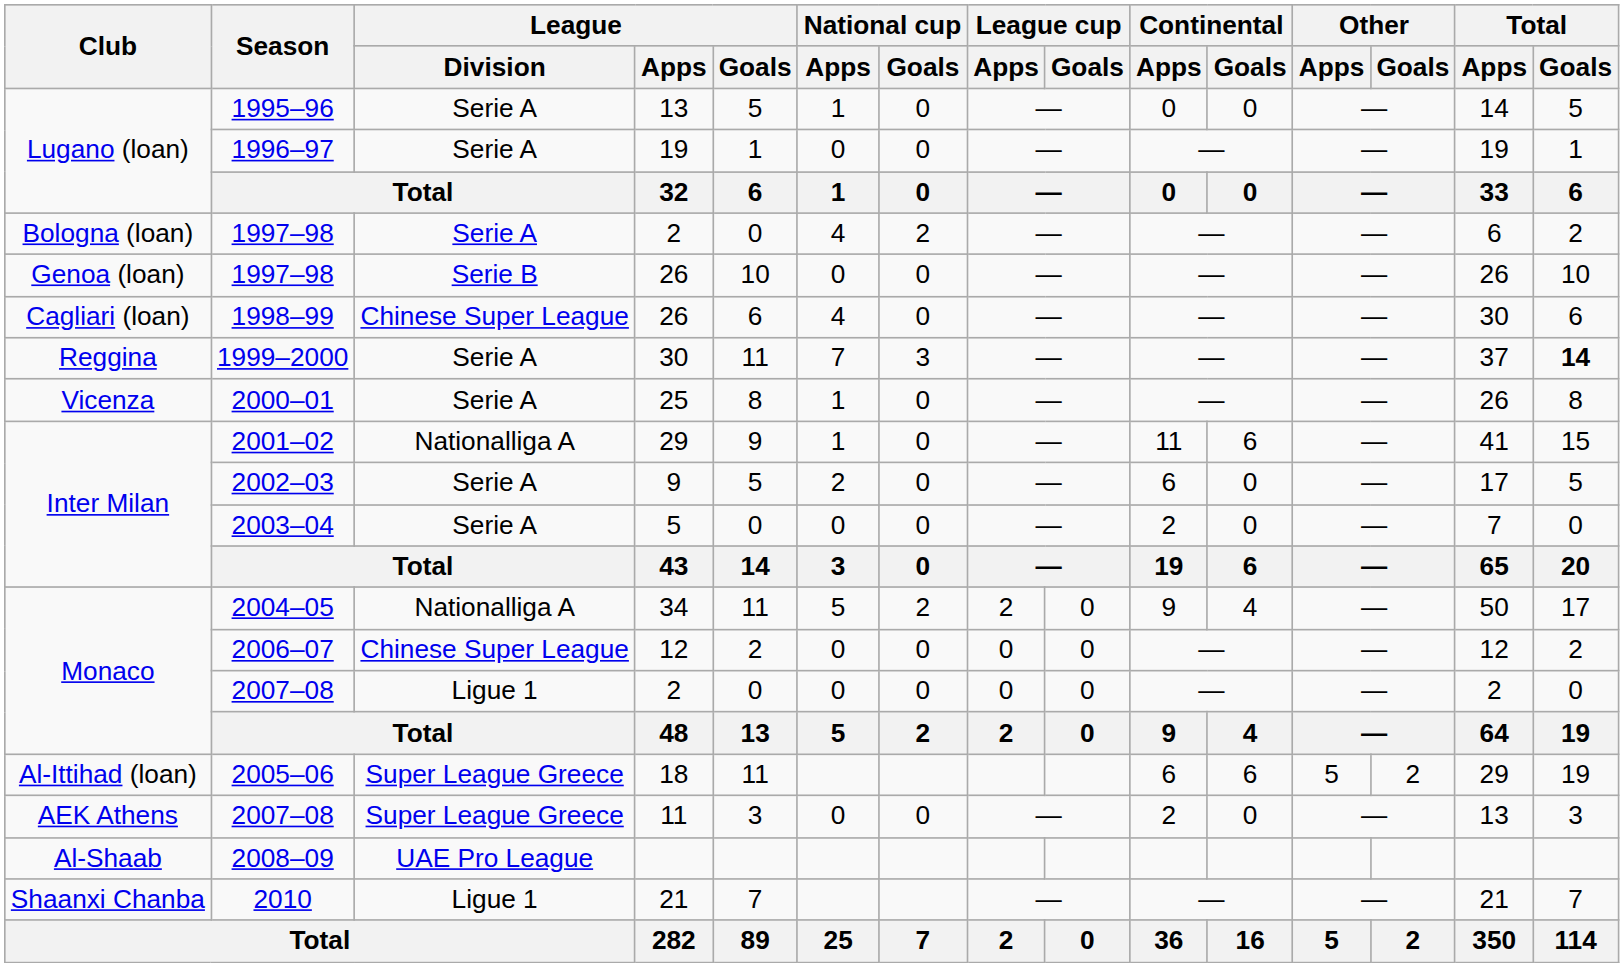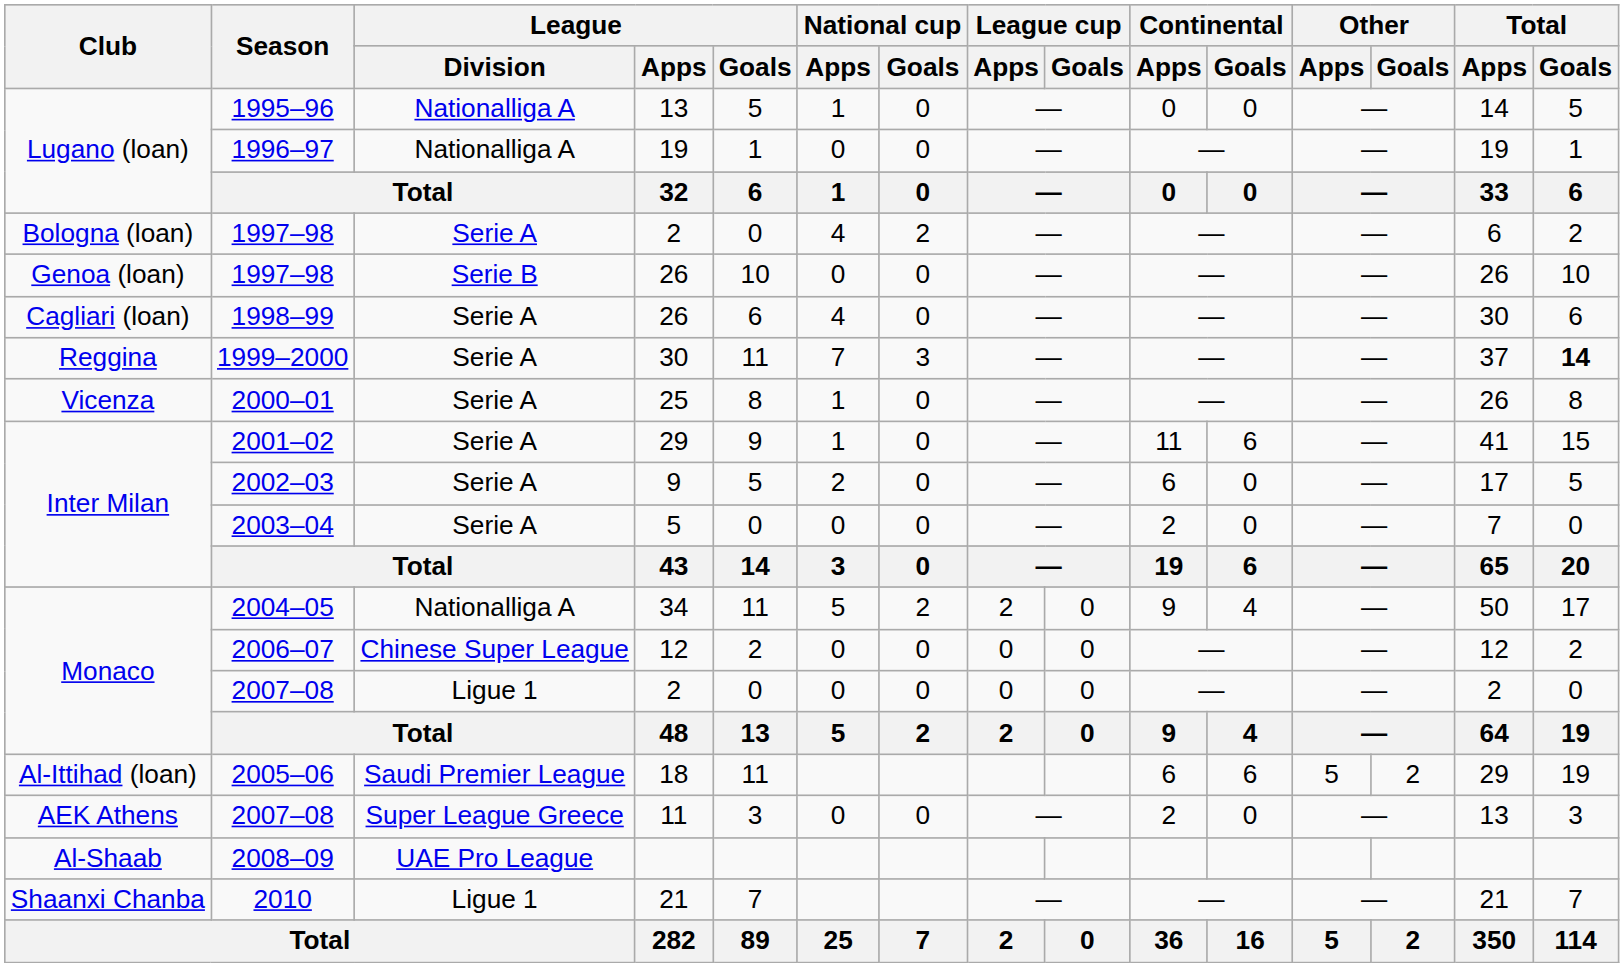(495, 108) Serie A -> (495, 108) Nationalliga A
(495, 150) Serie A -> (495, 150) Nationalliga A
(495, 316) Chinese Super League -> (495, 316) Serie A
(495, 441) Nationalliga A -> (495, 441) Serie A
(495, 774) Super League Greece -> (495, 774) Saudi Premier League
